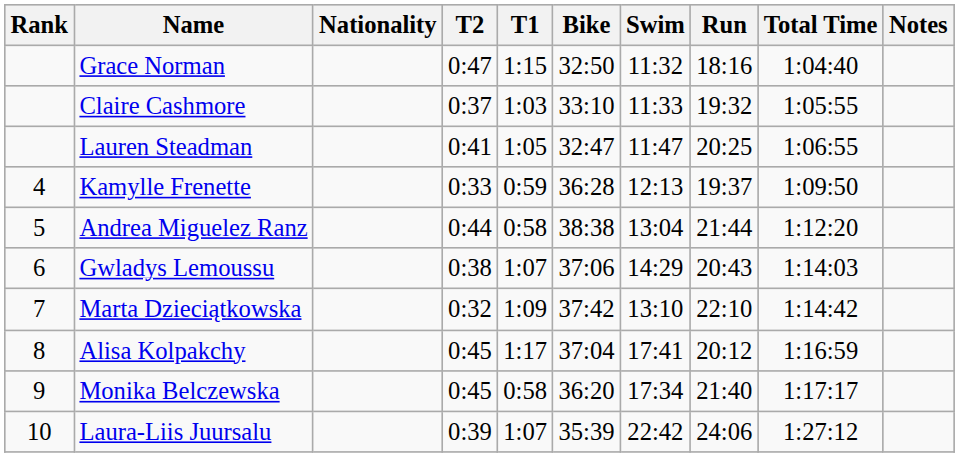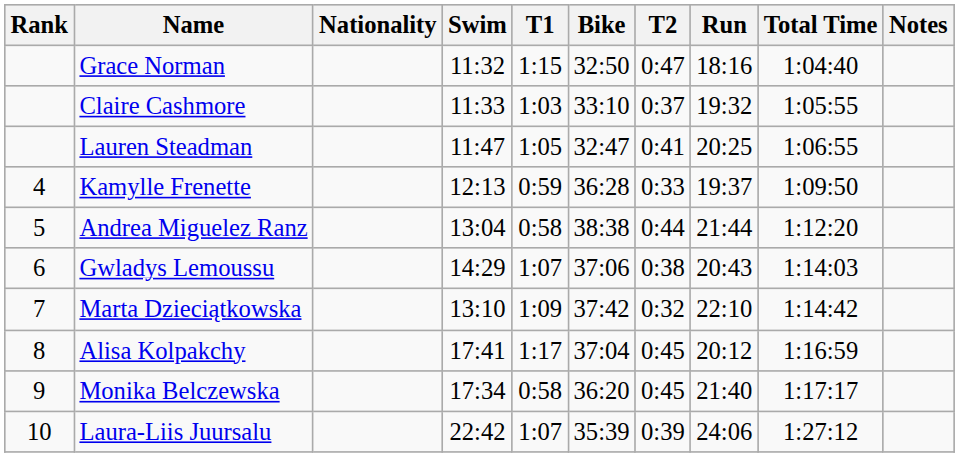columns swapped: (655, 24) <-> (470, 24)
